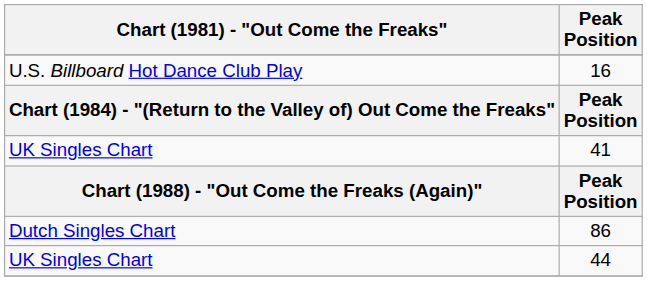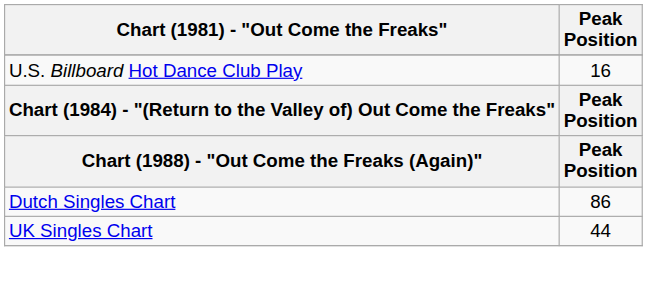- row: (601, 150)
